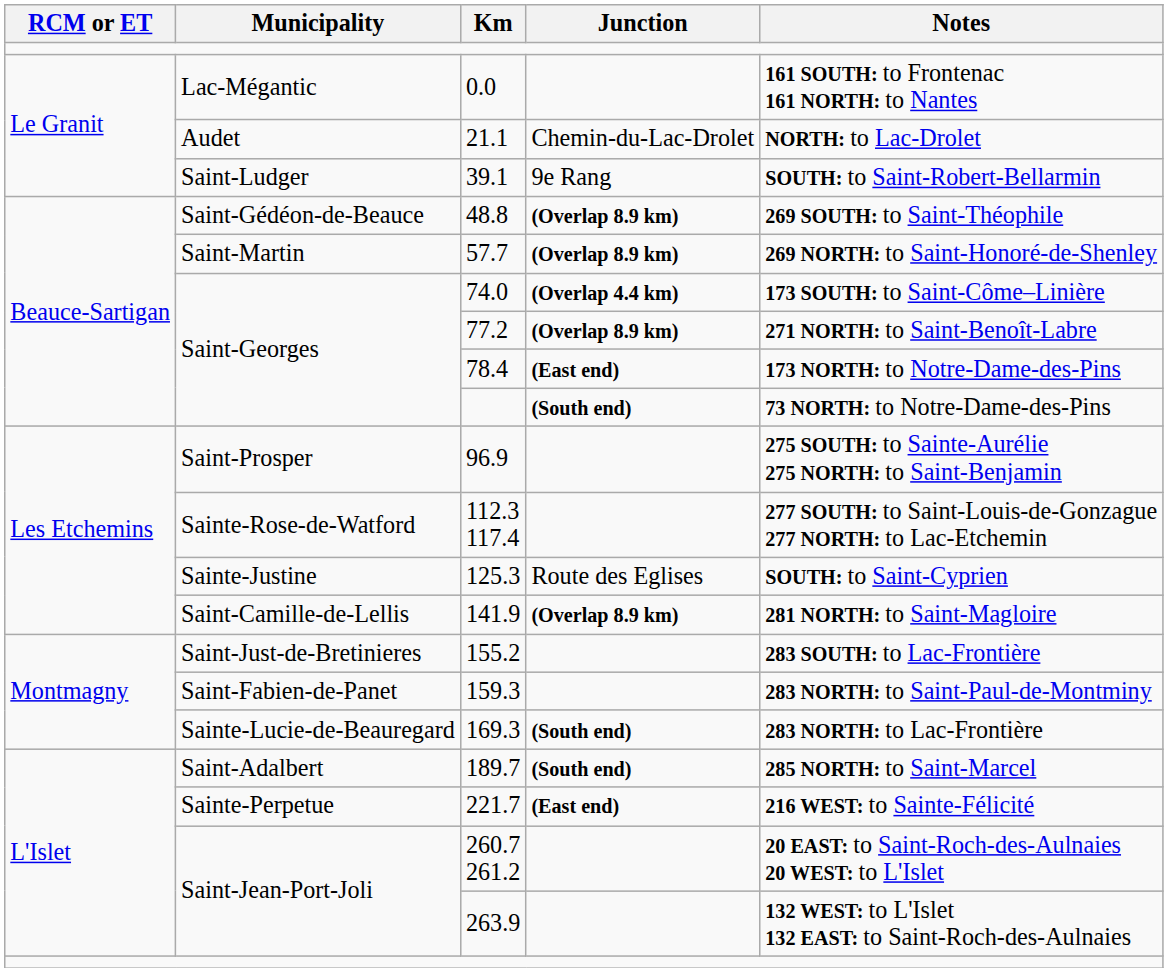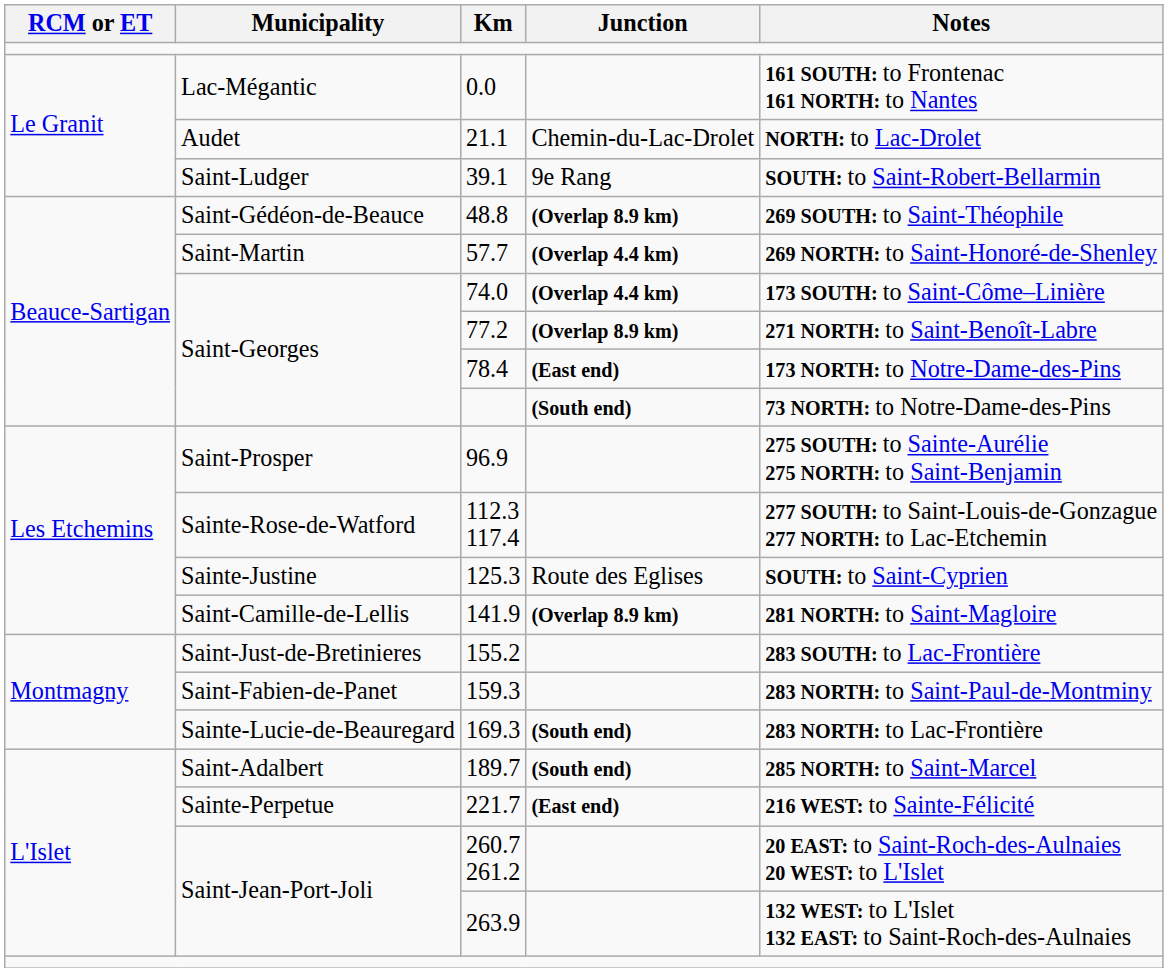(605, 255) (Overlap 8.9 km) -> (605, 255) (Overlap 4.4 km)
